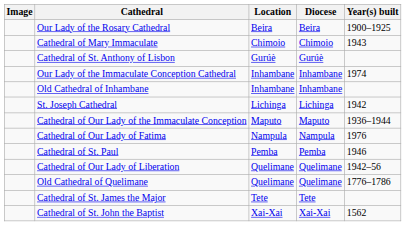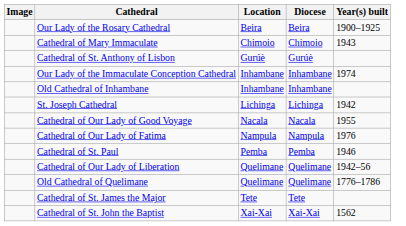- row: (142, 120)
+ row: (114, 120)
